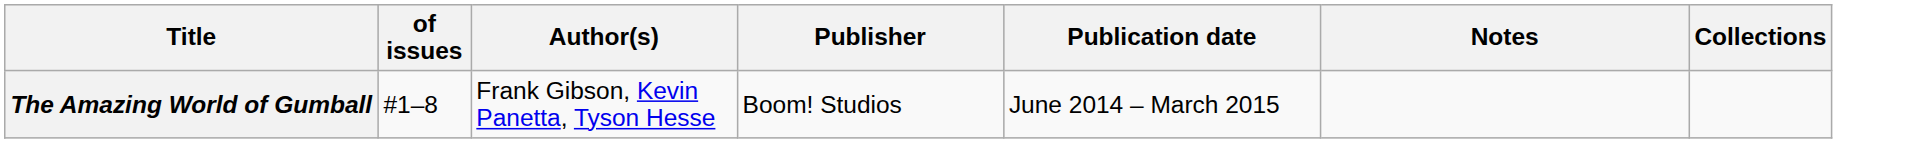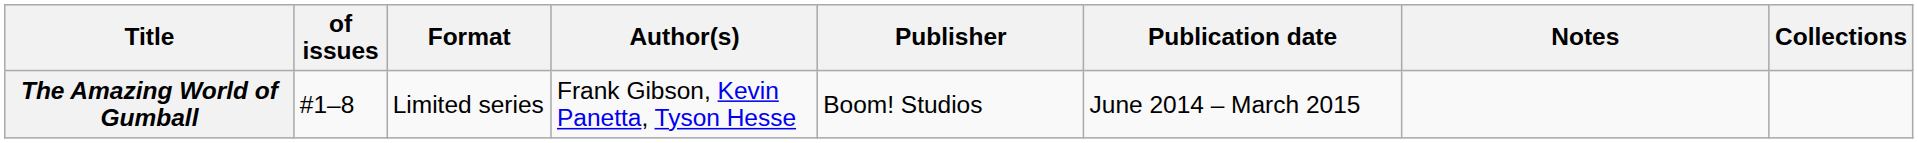+ column: (469, 37)
